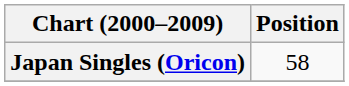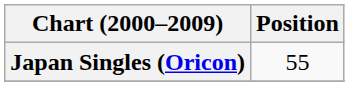(297, 61) 58 -> (297, 61) 55
